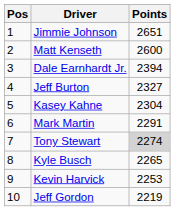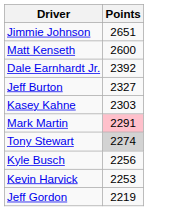- column: (18, 14)
(150, 69) 2394 -> (123, 69) 2392
(150, 105) 2304 -> (123, 105) 2303
(150, 123) no background -> (123, 123) pink background
(150, 160) 2265 -> (123, 160) 2256
